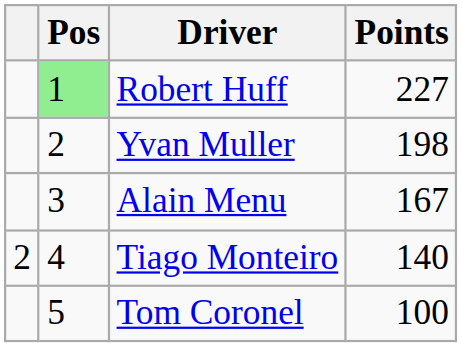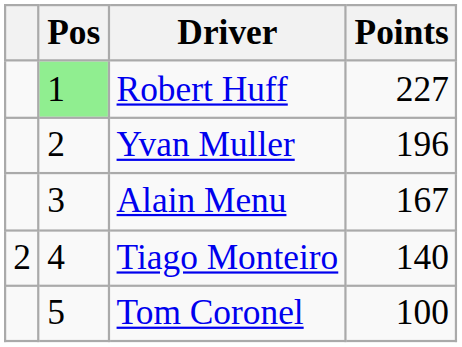(422, 144) 198 -> (422, 144) 196
